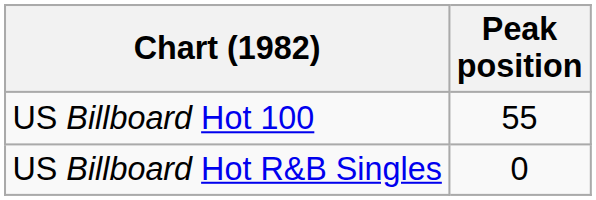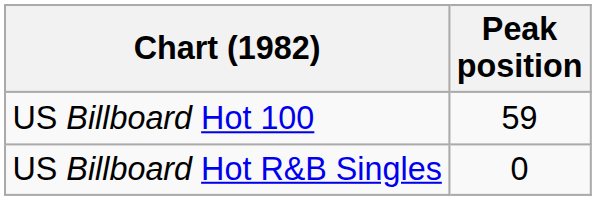(520, 117) 55 -> (520, 117) 59
